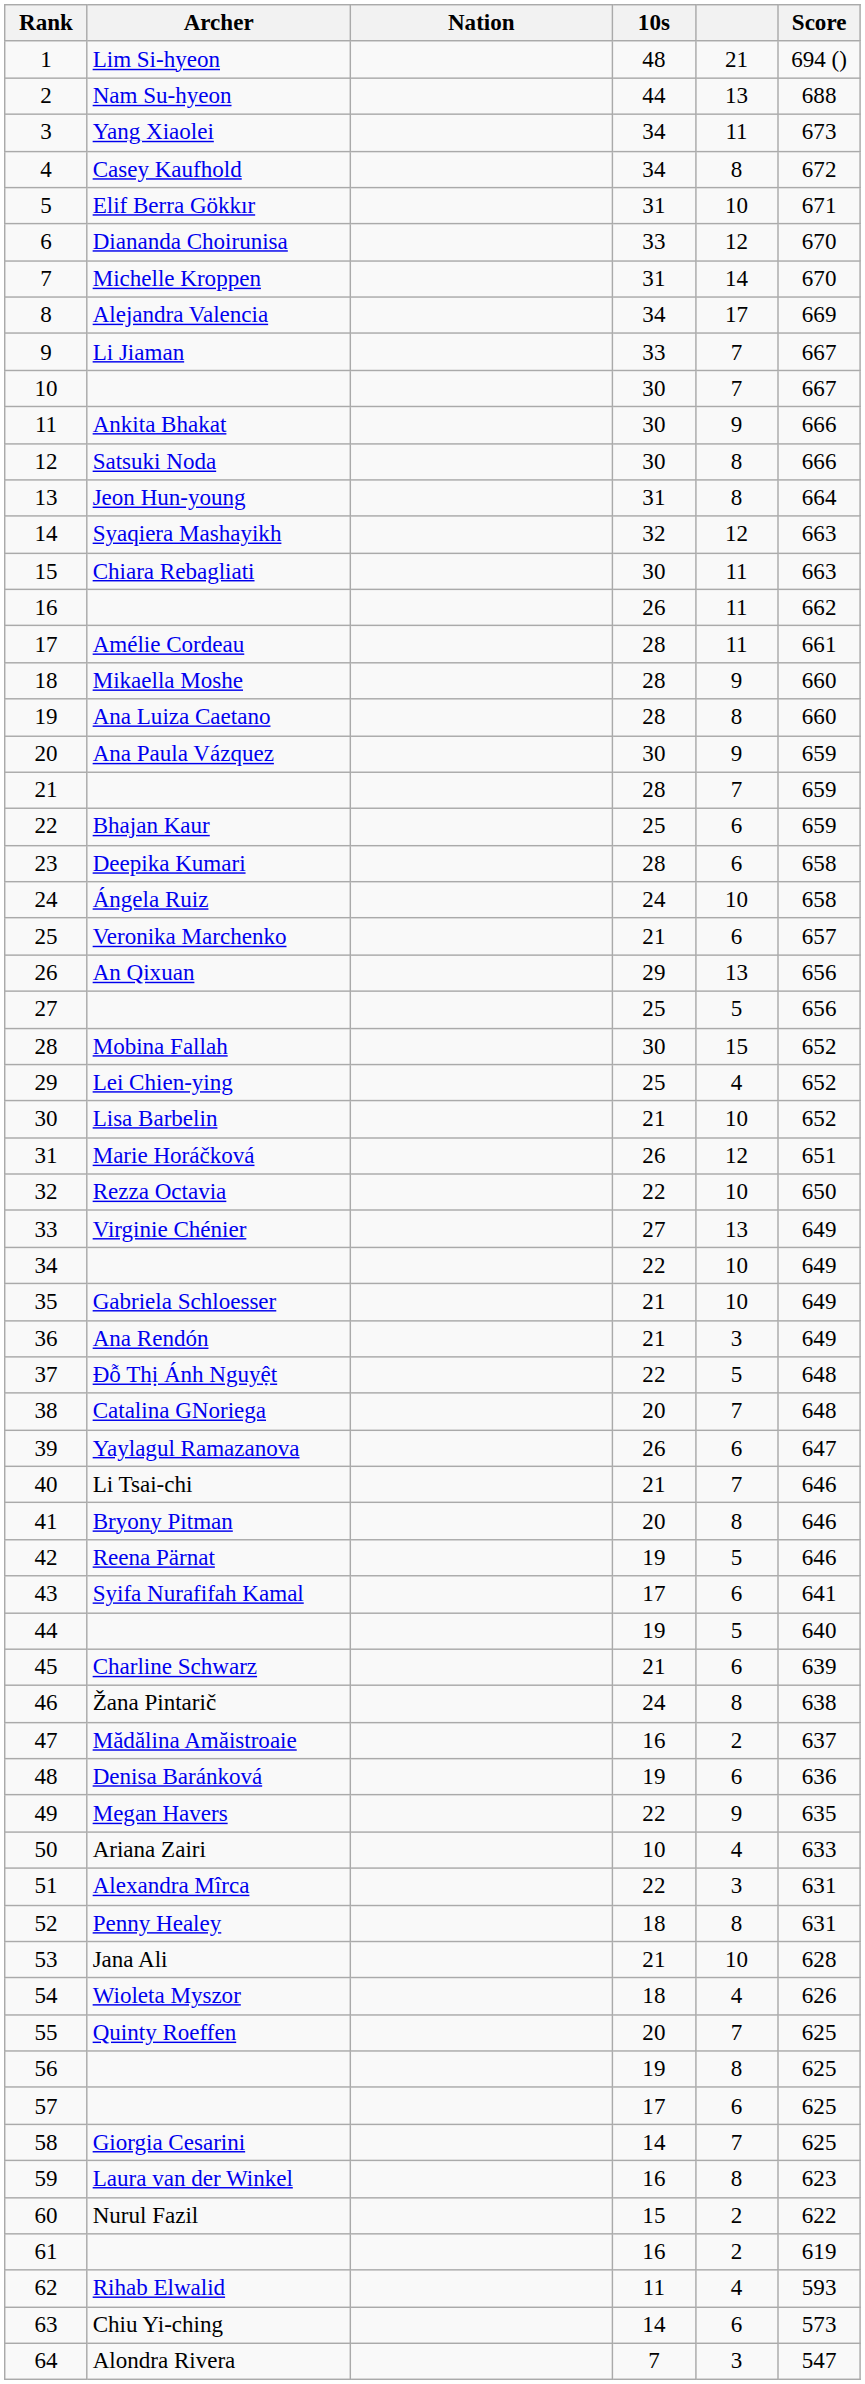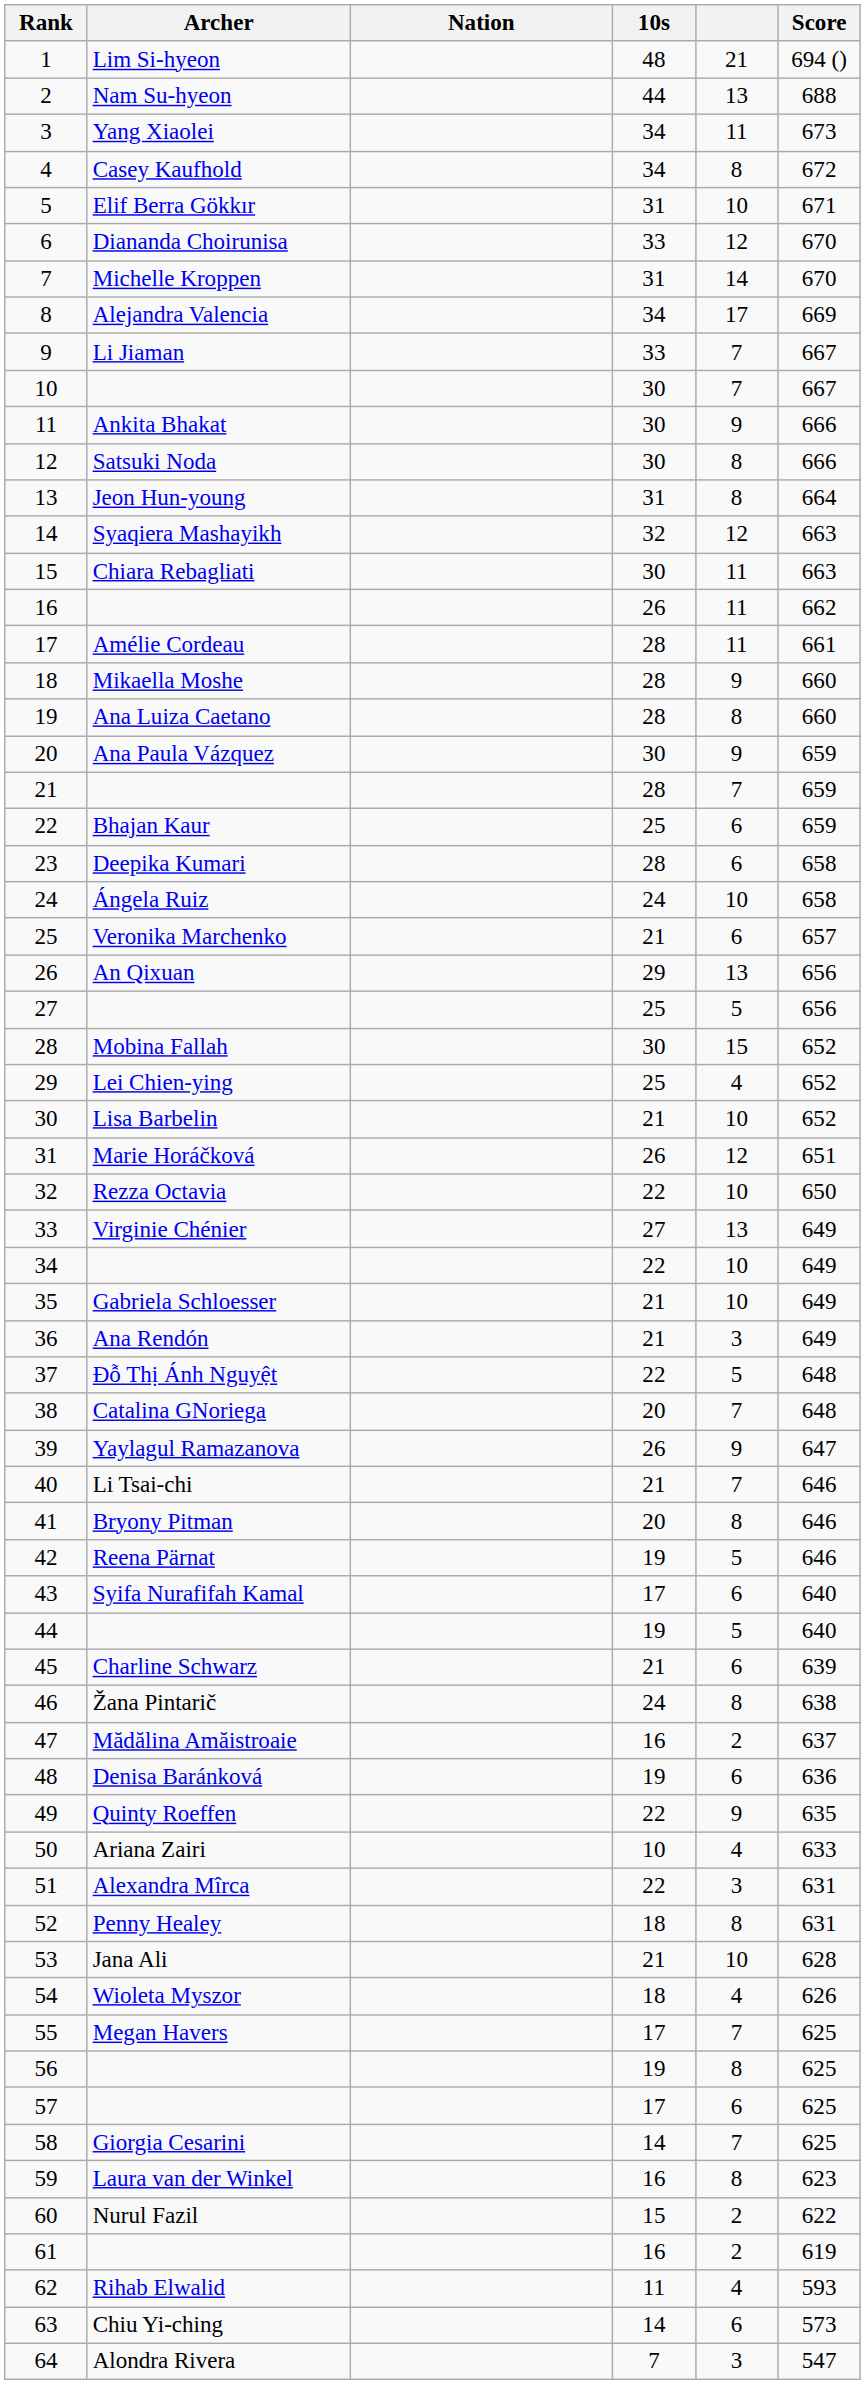(737, 1447) 6 -> (737, 1447) 9
(819, 1593) 641 -> (819, 1593) 640
(160, 1813) Megan Havers -> (164, 1813) Quinty Roeffen
(164, 2032) Quinty Roeffen -> (160, 2032) Megan Havers
(654, 2032) 20 -> (654, 2032) 17
